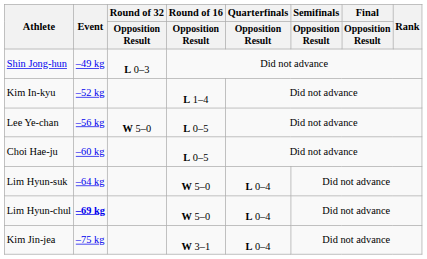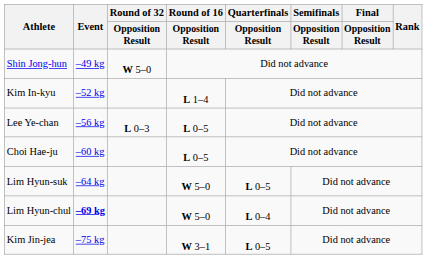(137, 70) L 0–3 -> (137, 70) W 5–0
(137, 129) W 5–0 -> (137, 129) L 0–3
(258, 187) L 0–4 -> (258, 187) L 0–5
(258, 246) L 0–4 -> (258, 246) L 0–5
